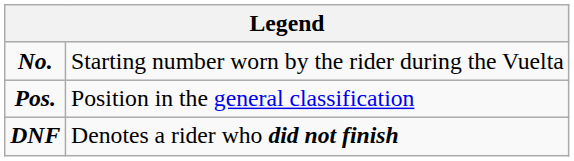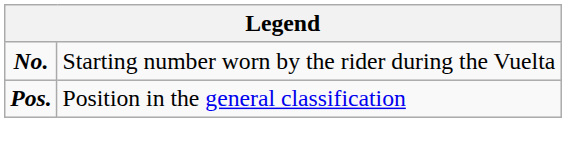- row: (35, 135)
